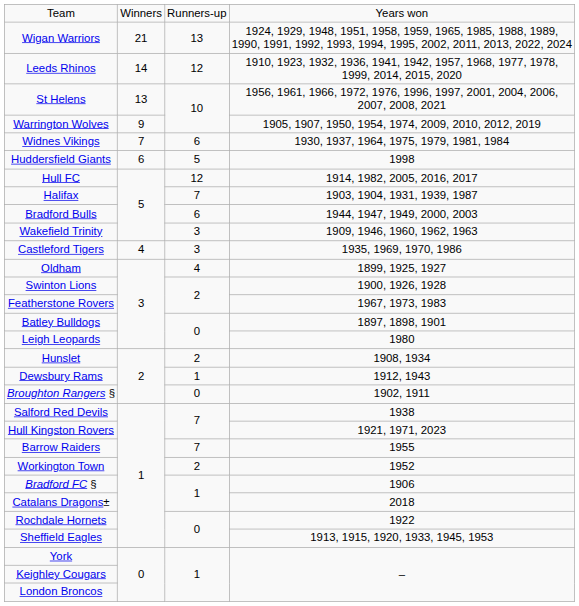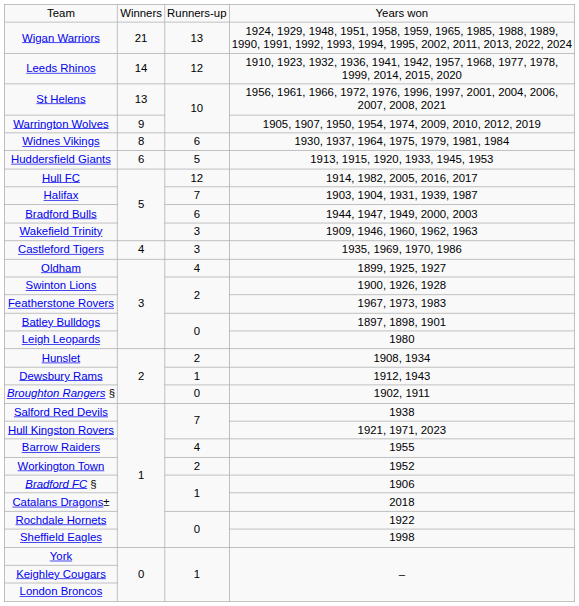(141, 141) 7 -> (141, 141) 8
(402, 159) 1998 -> (402, 159) 1913, 1915, 1920, 1933, 1945, 1953
(197, 448) 7 -> (197, 448) 4
(402, 538) 1913, 1915, 1920, 1933, 1945, 1953 -> (402, 538) 1998
